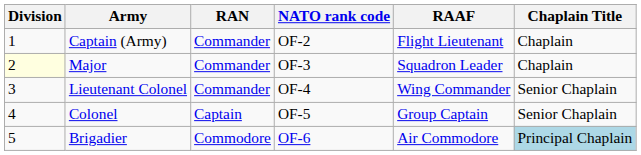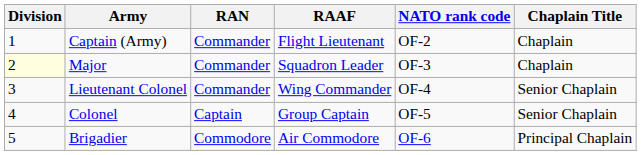columns swapped: (454, 16) <-> (334, 16)
(575, 138) lightblue background -> (575, 138) no background
